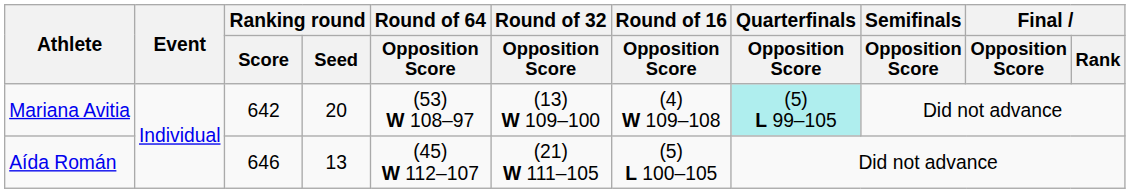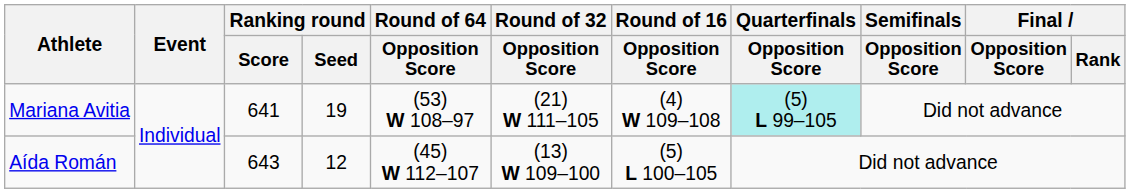(264, 110) 642 -> (264, 110) 641
(336, 110) 20 -> (336, 110) 19
(551, 110) (13) W 109–100 -> (551, 110) (21) W 111–105
(264, 162) 646 -> (264, 162) 643
(336, 162) 13 -> (336, 162) 12
(551, 162) (21) W 111–105 -> (551, 162) (13) W 109–100
